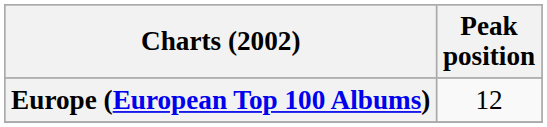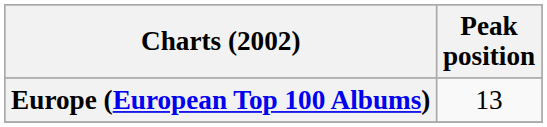(489, 99) 12 -> (489, 99) 13
